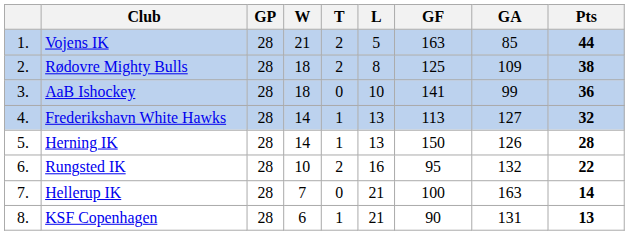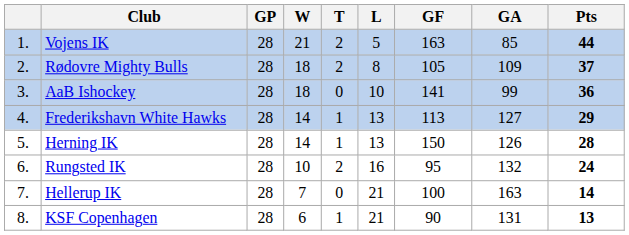(433, 67) 125 -> (433, 67) 105
(586, 67) 38 -> (586, 67) 37
(586, 117) 32 -> (586, 117) 29
(586, 167) 22 -> (586, 167) 24
